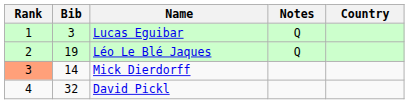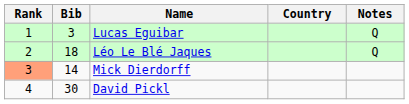columns swapped: (365, 14) <-> (297, 14)
(71, 52) 19 -> (71, 52) 18
(71, 89) 32 -> (71, 89) 30
